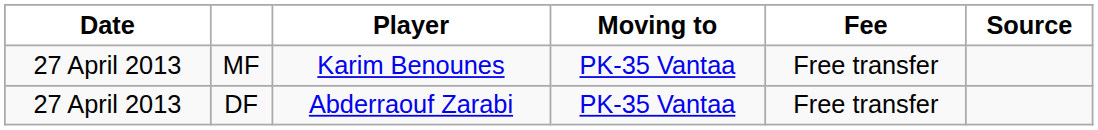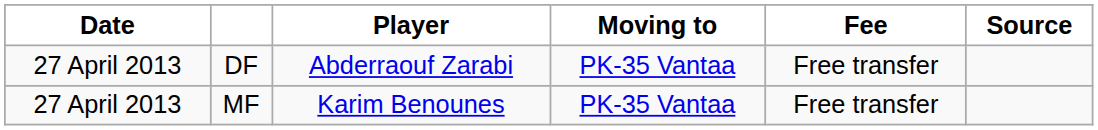rows swapped: (241, 105) <-> (241, 65)
